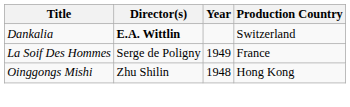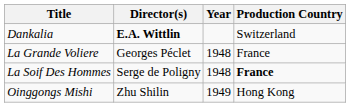+ row: (53, 53)
(219, 53) 1949 -> (219, 72) 1948
(253, 53) normal -> (255, 72) bold
(219, 72) 1948 -> (219, 92) 1949
